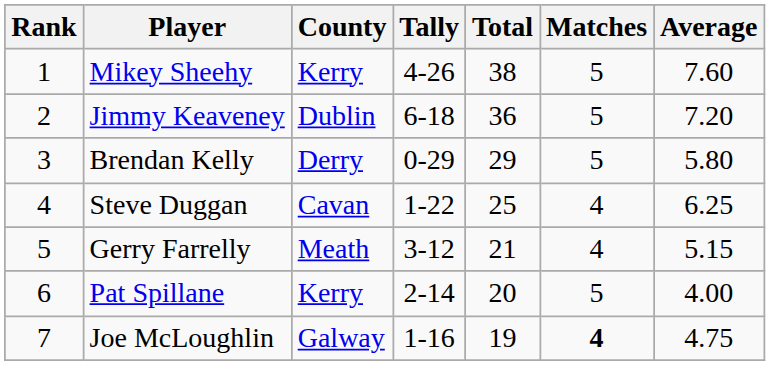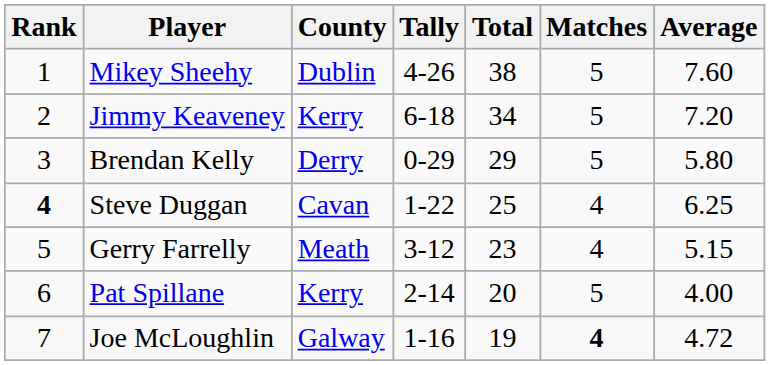(330, 71) Kerry -> (337, 71) Dublin
(337, 115) Dublin -> (330, 115) Kerry
(502, 115) 36 -> (502, 115) 34
(44, 204) normal -> (44, 204) bold
(502, 248) 21 -> (502, 248) 23
(709, 337) 4.75 -> (709, 337) 4.72
